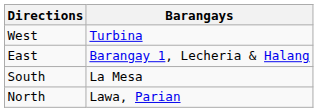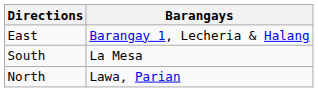- row: (23, 35)
